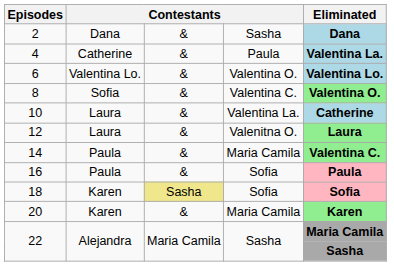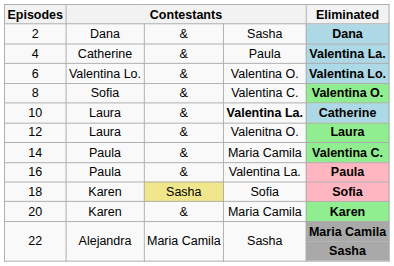(263, 113) normal -> (265, 113) bold
(263, 172) Sofia -> (265, 172) Valentina La.
